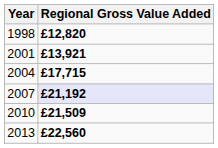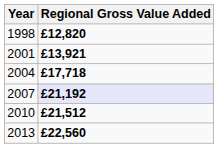(63, 73) £17,715 -> (63, 73) £17,718
(63, 113) £21,509 -> (63, 113) £21,512
